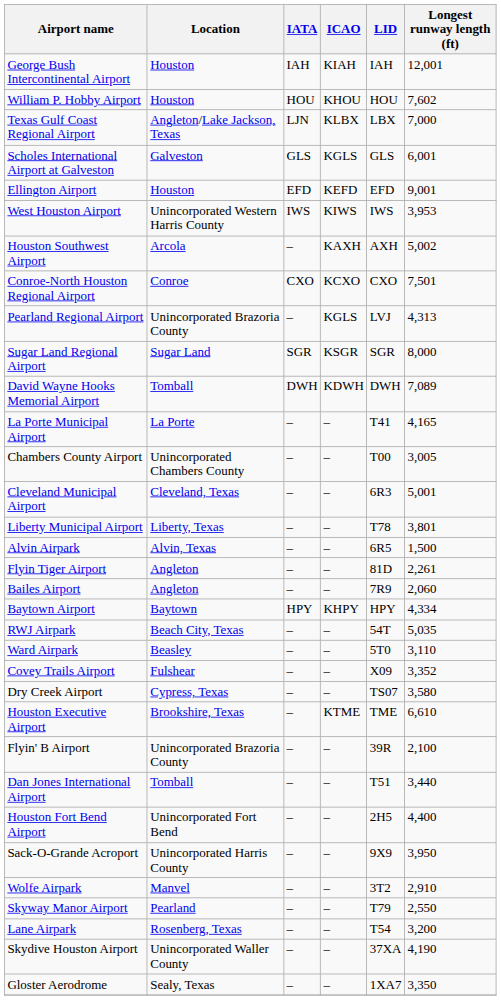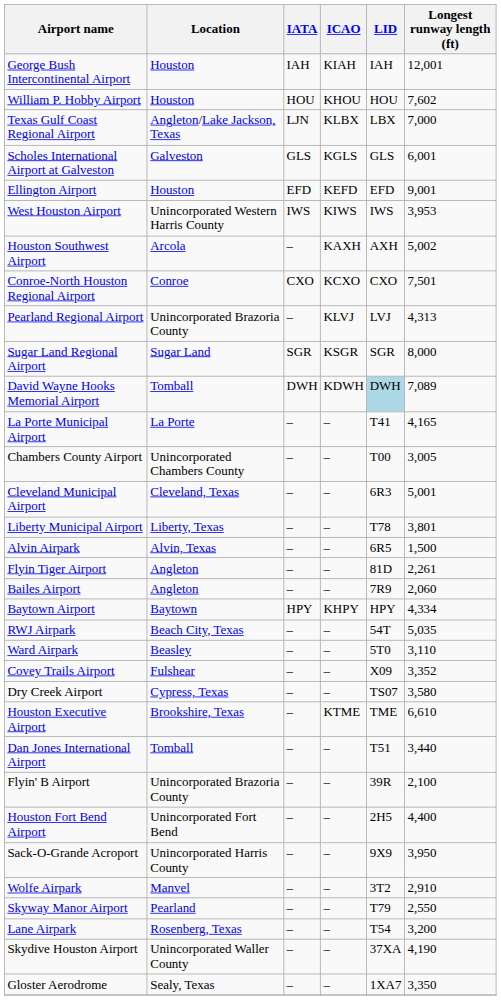(340, 316) KGLS -> (339, 316) KLVJ
(385, 386) no background -> (385, 386) lightblue background
rows swapped: (69, 789) <-> (49, 747)
